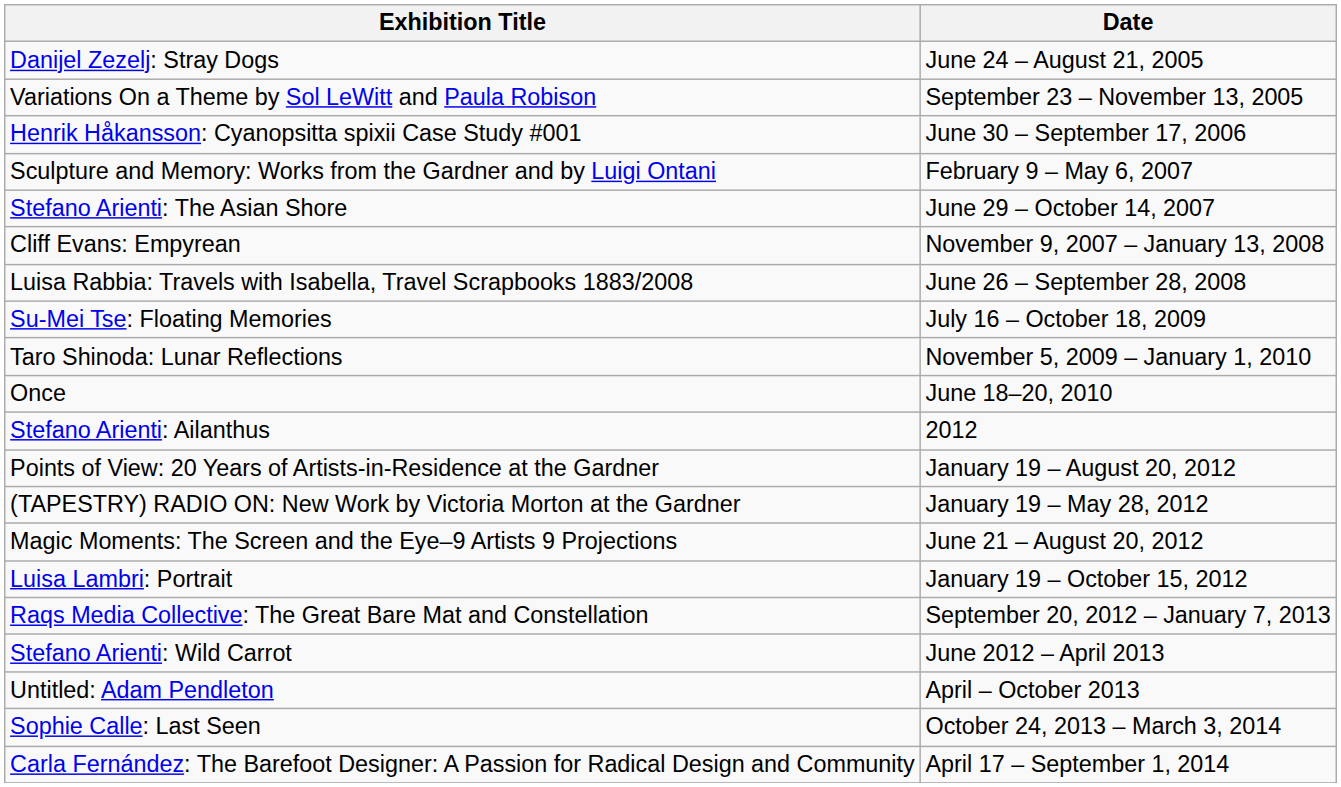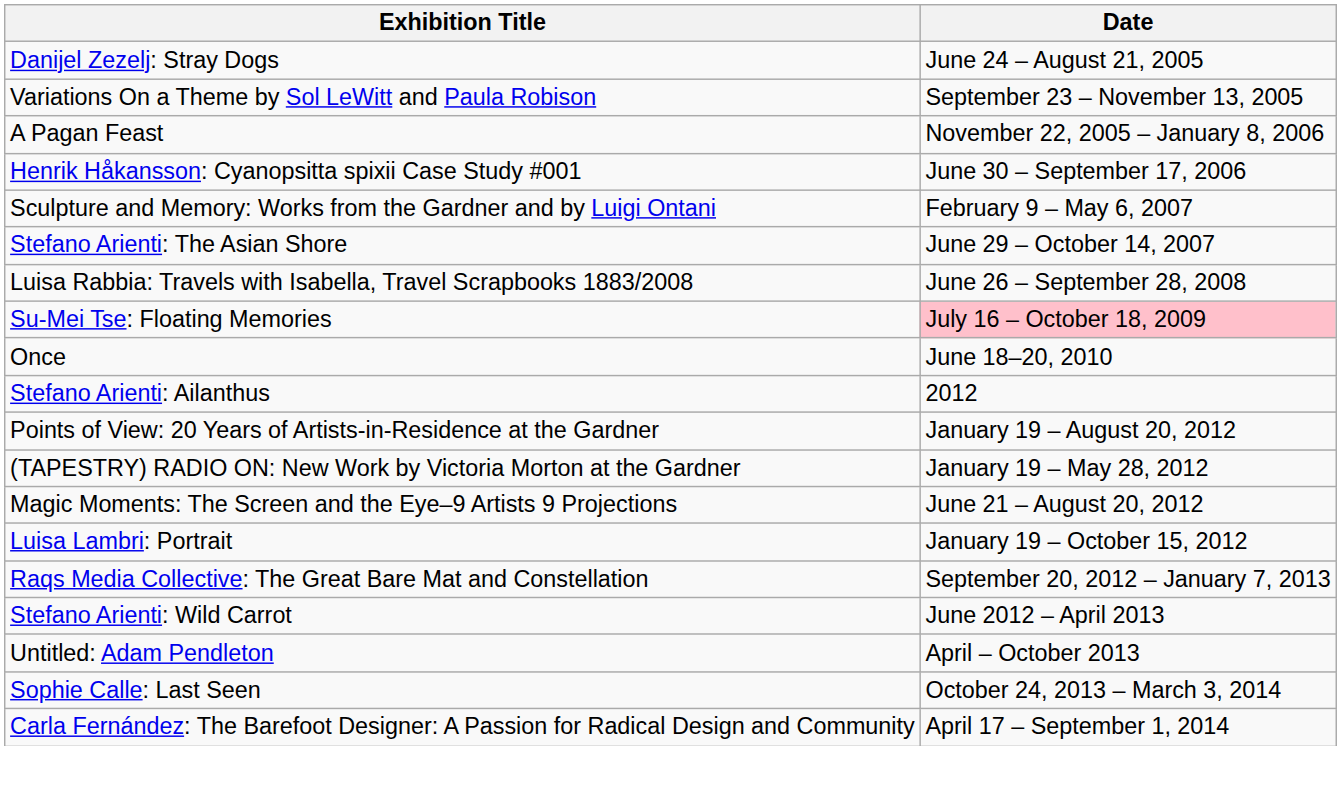+ row: (87, 134)
- row: (125, 245)
(1066, 319) no background -> (1066, 319) pink background
- row: (176, 356)
